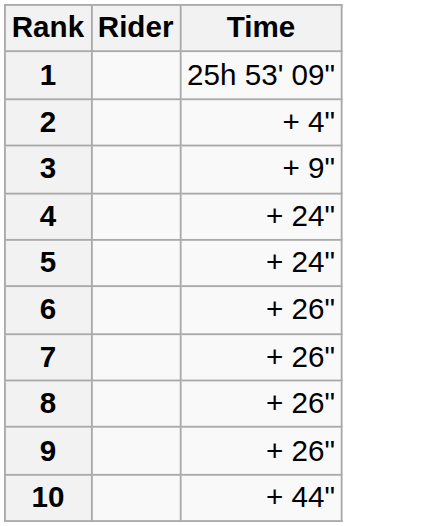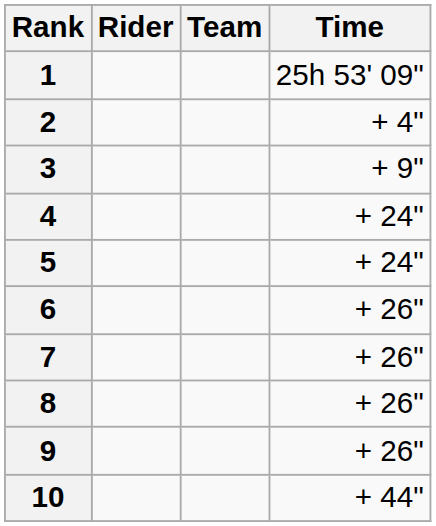+ column: (225, 27)
